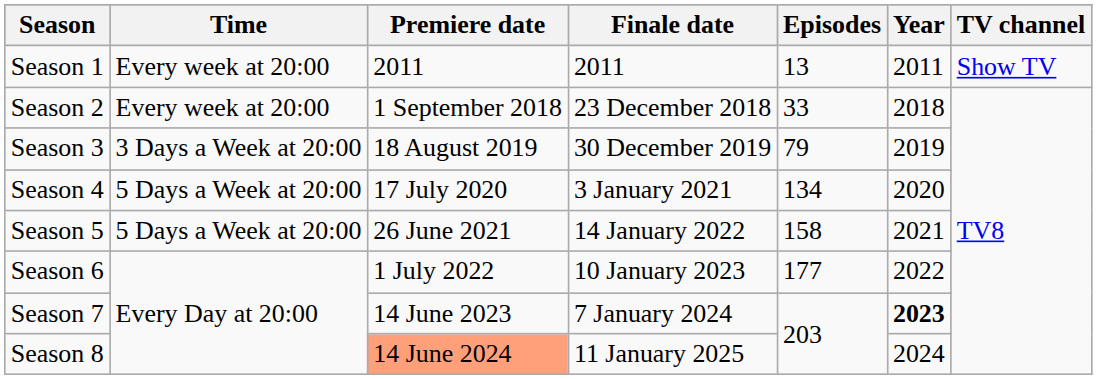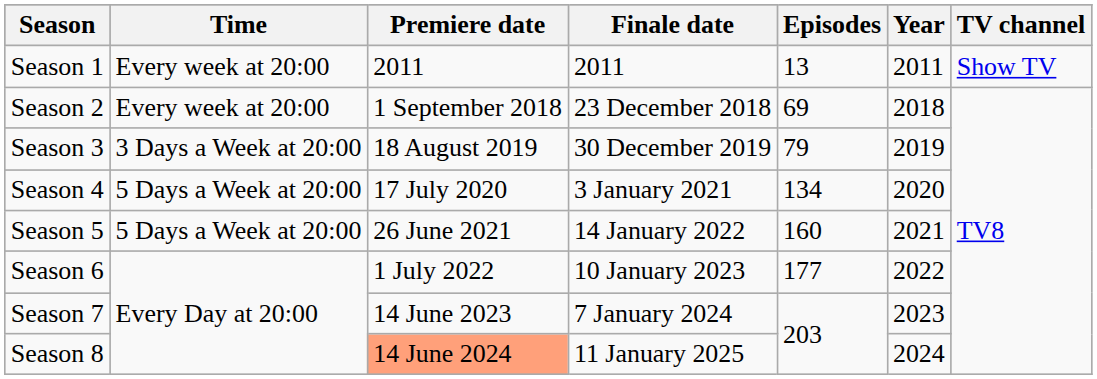(796, 107) 33 -> (796, 107) 69
(802, 230) 158 -> (802, 230) 160
(919, 312) bold -> (919, 312) normal
